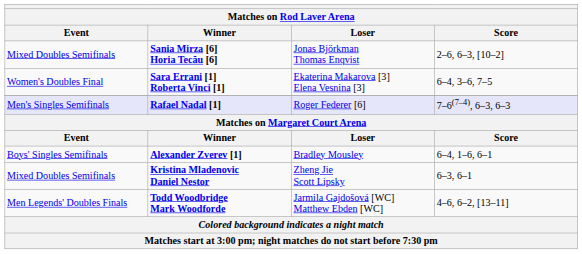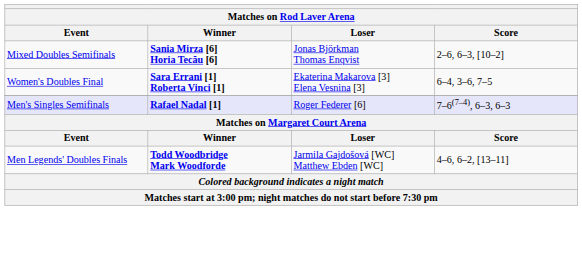- row: (196, 154)
- row: (195, 176)
